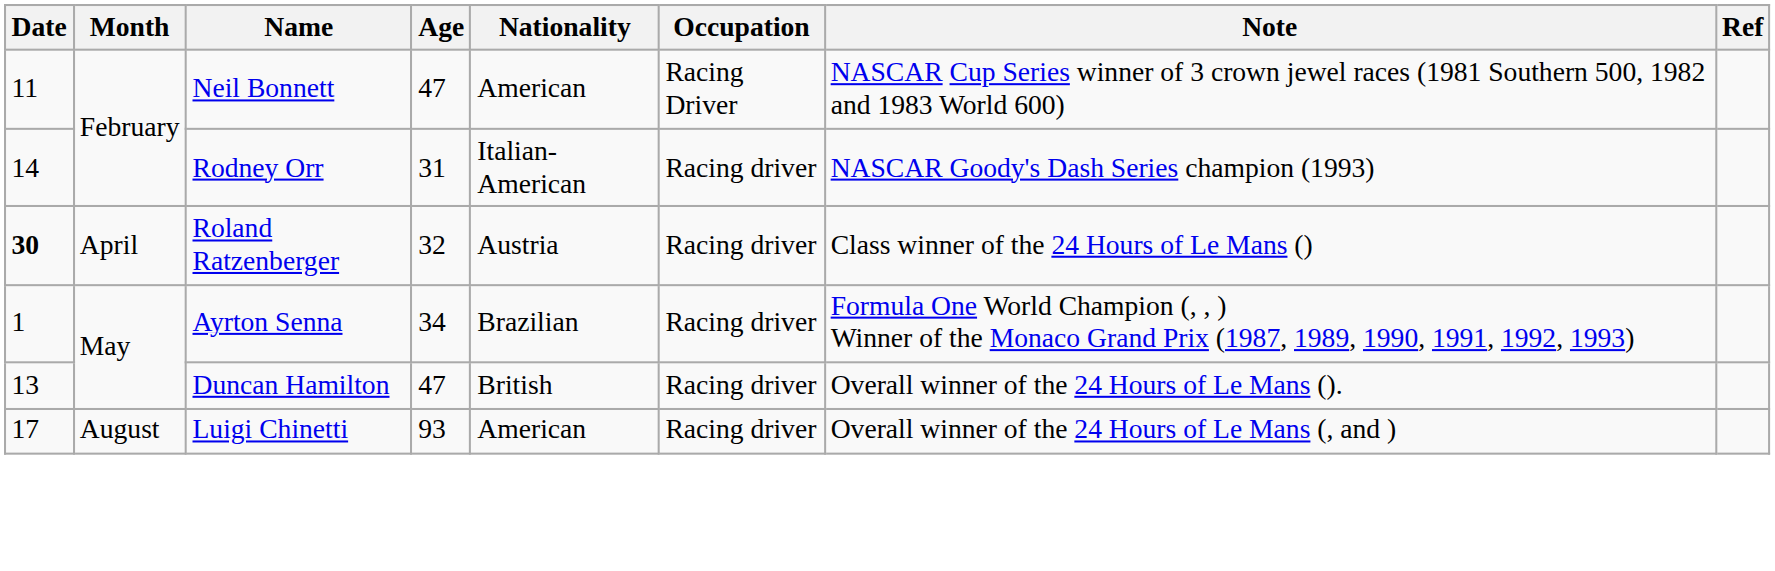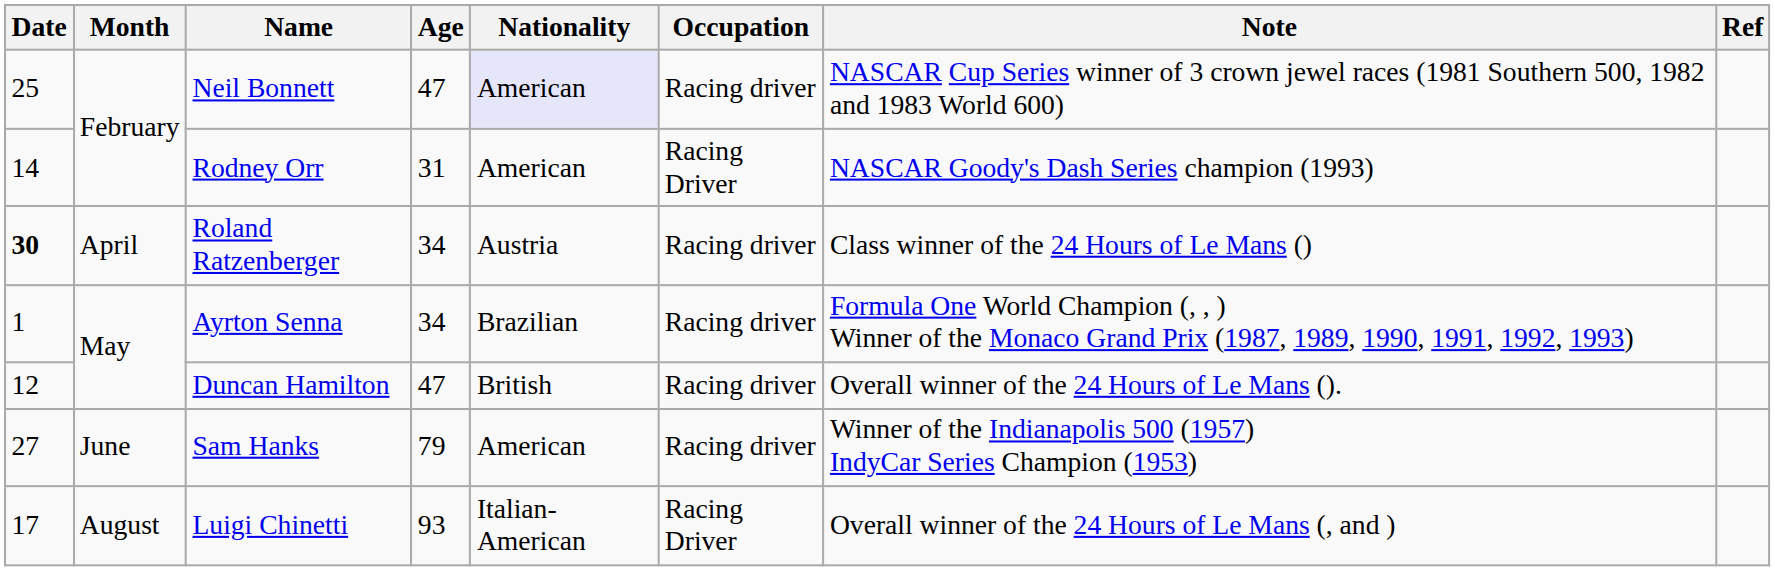(25, 88) 11 -> (25, 88) 25
(532, 88) no background -> (531, 88) lavender background
(704, 88) Racing Driver -> (740, 88) Racing driver
(532, 166) Italian-American -> (531, 166) American
(741, 166) Racing driver -> (704, 166) Racing Driver
(432, 244) 32 -> (432, 244) 34
(25, 384) 13 -> (25, 384) 12
+ row: (256, 446)
(532, 430) American -> (531, 524) Italian-American
(741, 430) Racing driver -> (704, 524) Racing Driver
